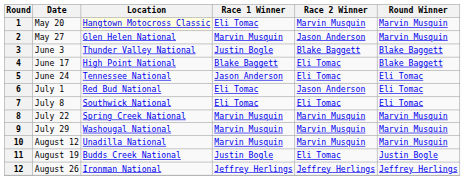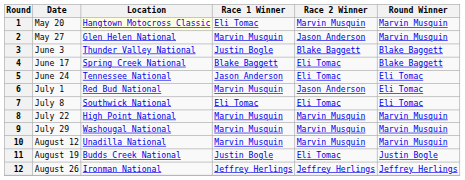(129, 64) High Point National -> (134, 64) Spring Creek National
(236, 90) Eli Tomac -> (249, 90) Marvin Musquin
(134, 117) Spring Creek National -> (129, 117) High Point National
